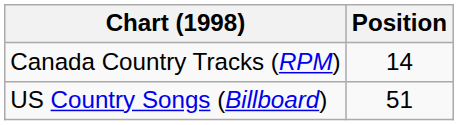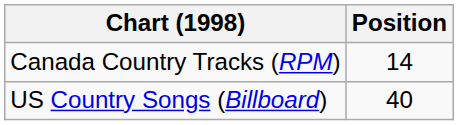(399, 100) 51 -> (399, 100) 40
